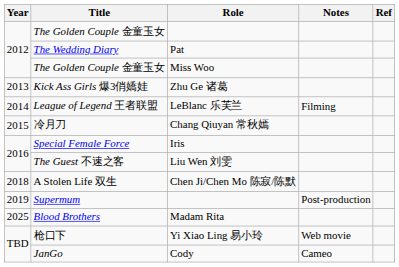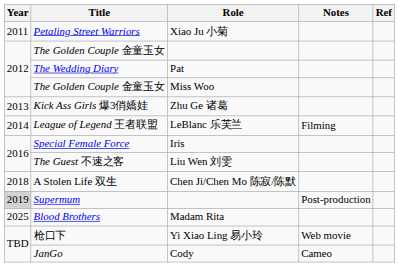+ row: (87, 31)
- row: (50, 125)
(18, 199) no background -> (18, 199) lightgrey background
